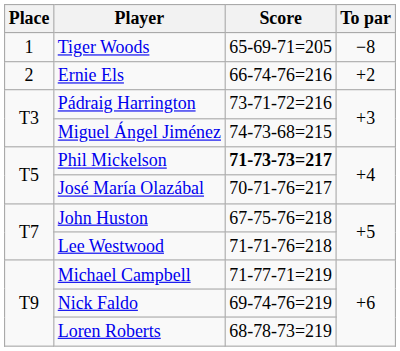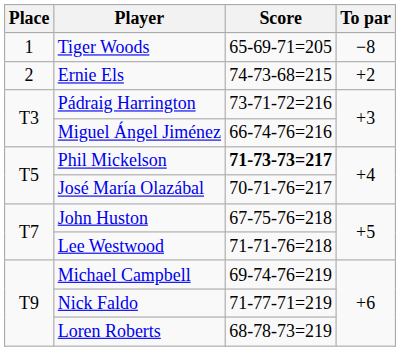(281, 75) 66-74-76=216 -> (281, 75) 74-73-68=215
(281, 132) 74-73-68=215 -> (281, 132) 66-74-76=216
(281, 274) 71-77-71=219 -> (281, 274) 69-74-76=219
(281, 302) 69-74-76=219 -> (281, 302) 71-77-71=219
